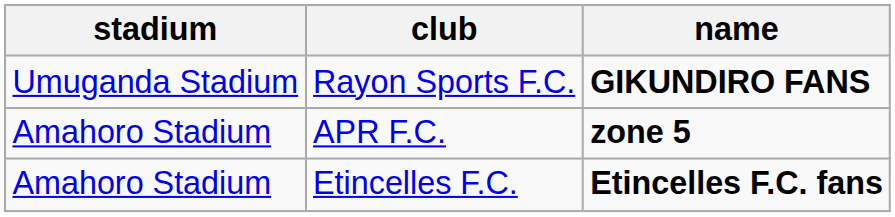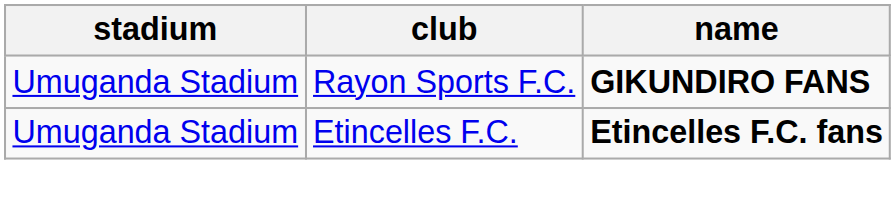- row: (379, 132)
(142, 183) Amahoro Stadium -> (155, 132) Umuganda Stadium
